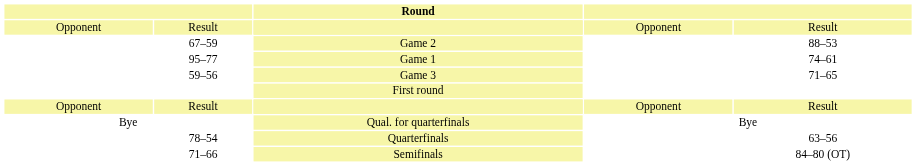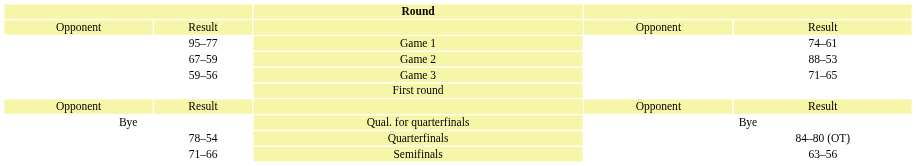rows swapped: (203, 59) <-> (203, 43)
(823, 138) 63–56 -> (823, 138) 84–80 (OT)
(823, 154) 84–80 (OT) -> (823, 154) 63–56
